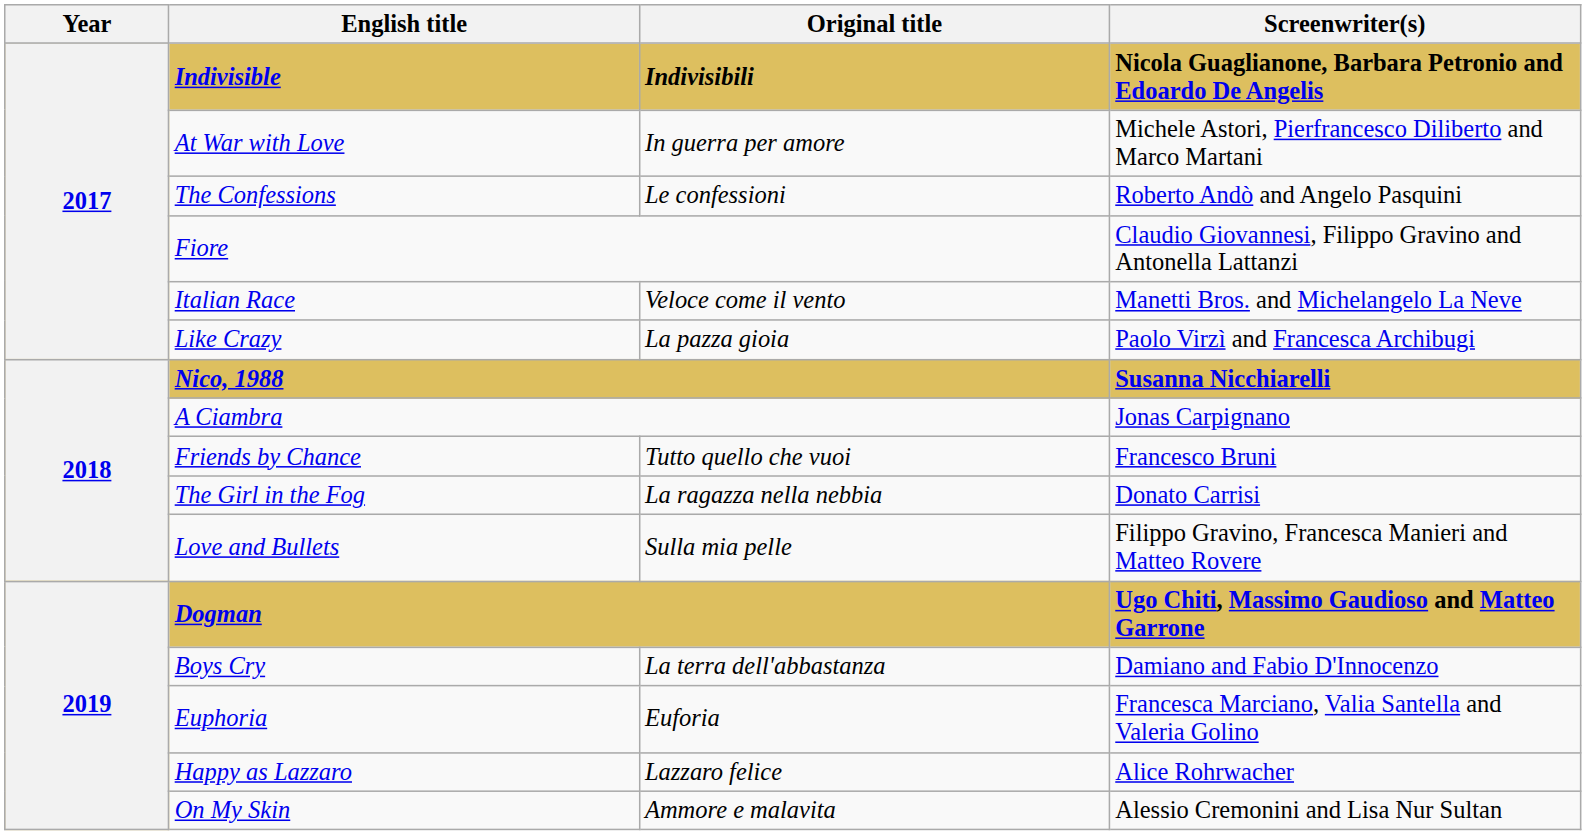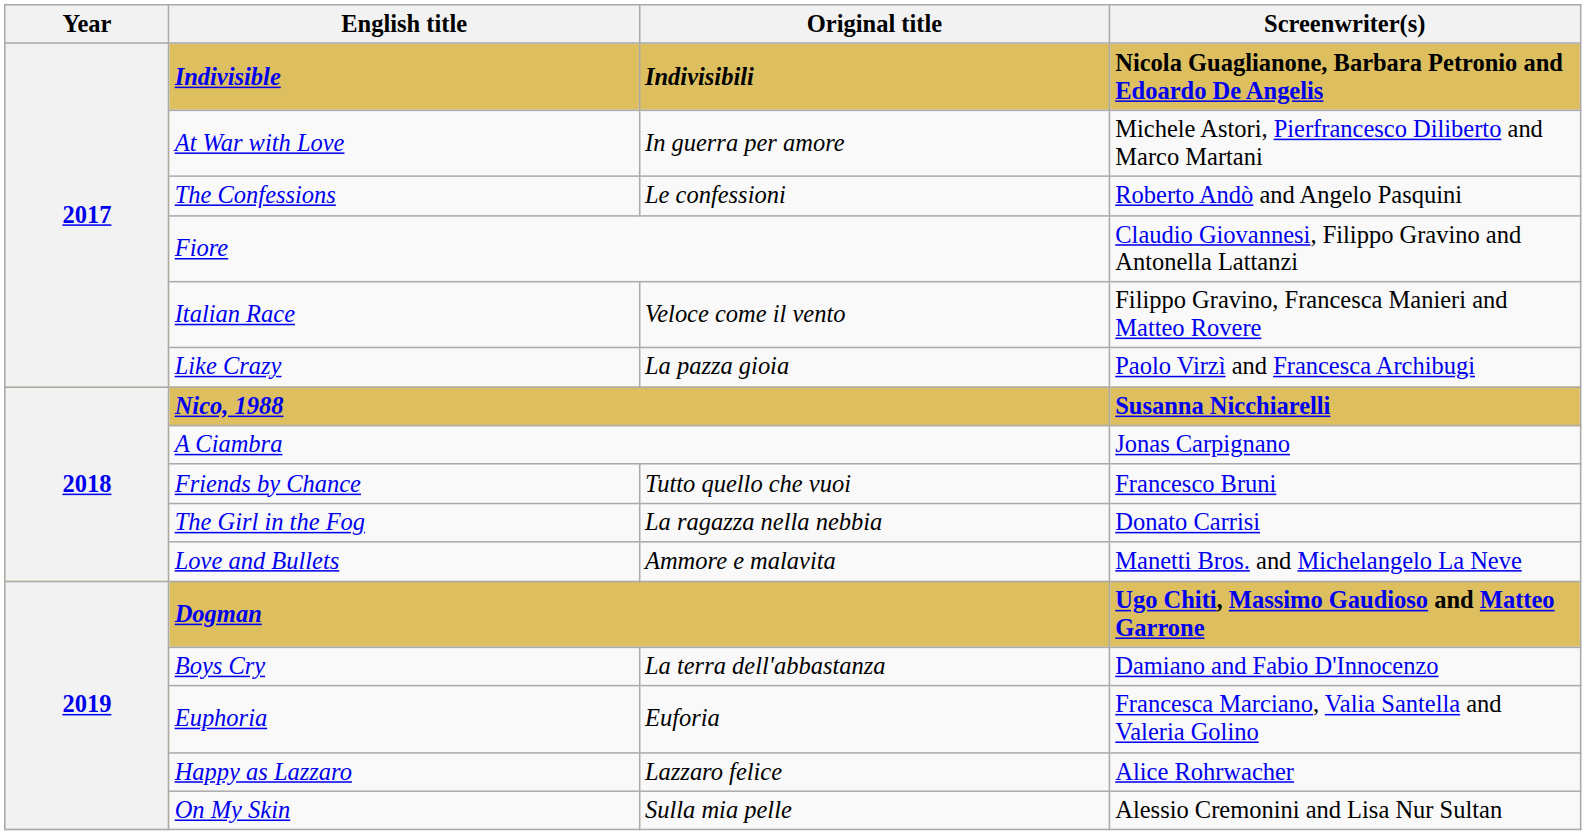(1319, 300) Manetti Bros. and Michelangelo La Neve -> (1311, 314) Filippo Gravino, Francesca Manieri and Matteo Rovere
(718, 547) Sulla mia pelle -> (740, 561) Ammore e malavita
(1311, 547) Filippo Gravino, Francesca Manieri and Matteo Rovere -> (1319, 561) Manetti Bros. and Michelangelo La Neve
(740, 810) Ammore e malavita -> (718, 810) Sulla mia pelle
